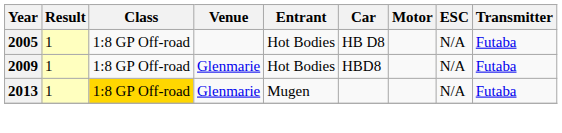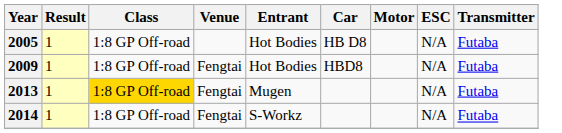(229, 66) Glenmarie -> (219, 66) Fengtai
(229, 91) Glenmarie -> (219, 91) Fengtai
+ row: (23, 116)
